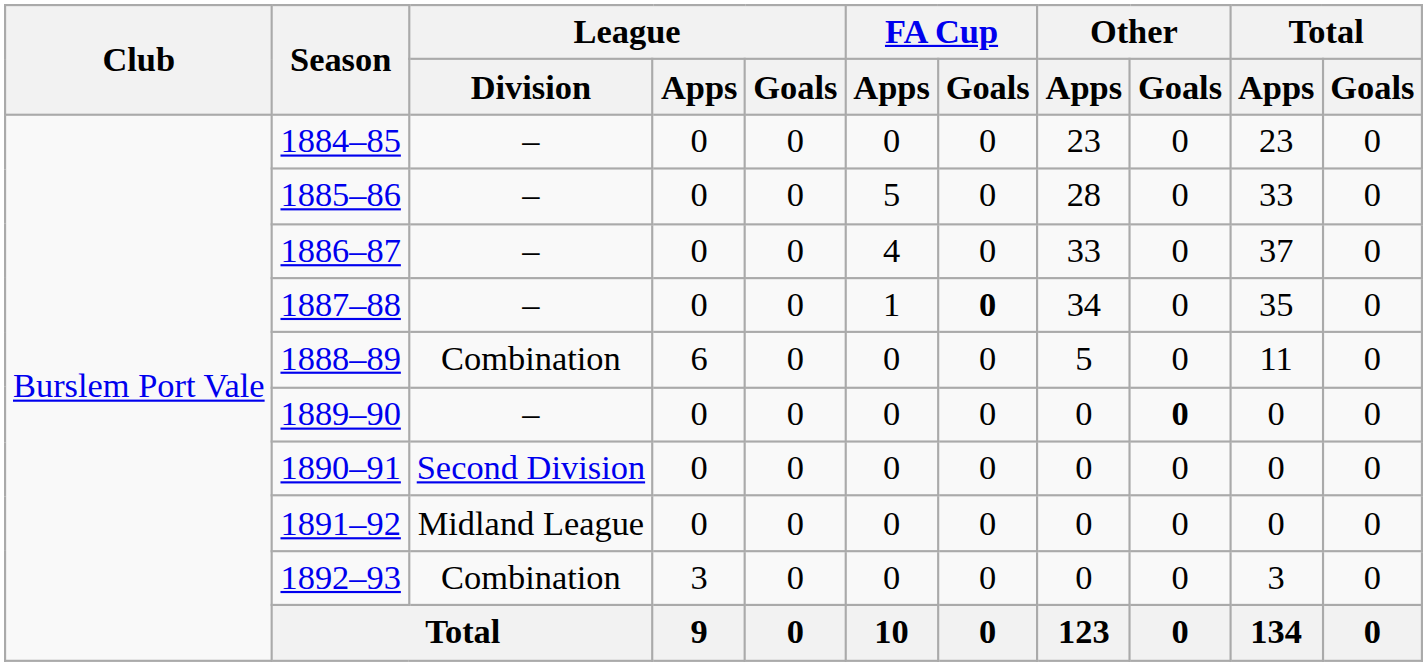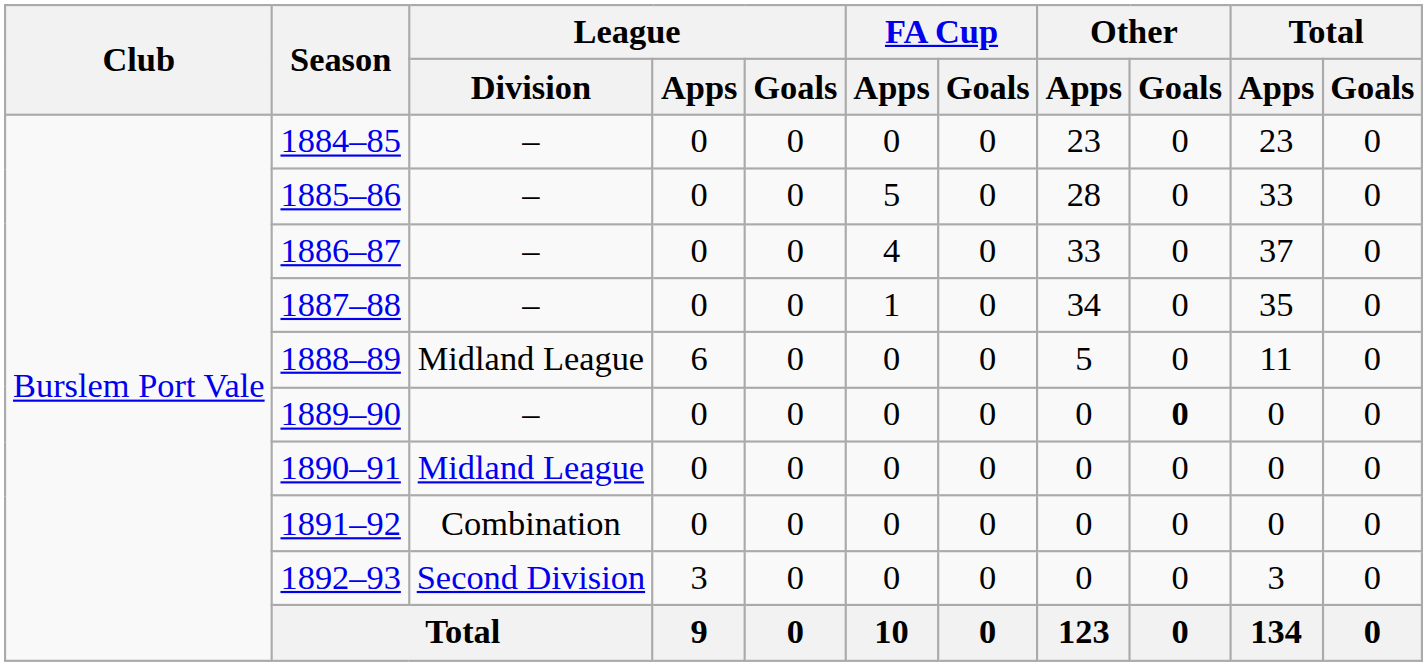(988, 304) bold -> (988, 304) normal
(531, 359) Combination -> (531, 359) Midland League
(531, 468) Second Division -> (531, 468) Midland League
(531, 522) Midland League -> (531, 522) Combination
(531, 577) Combination -> (531, 577) Second Division
